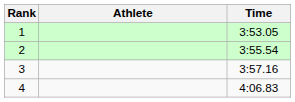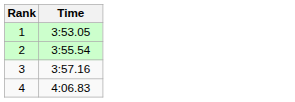- column: (133, 13)
